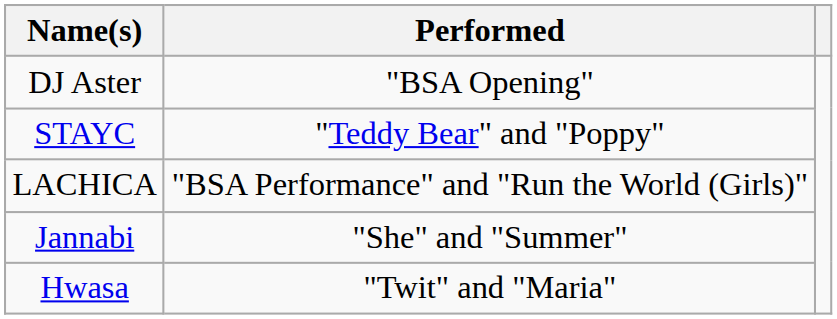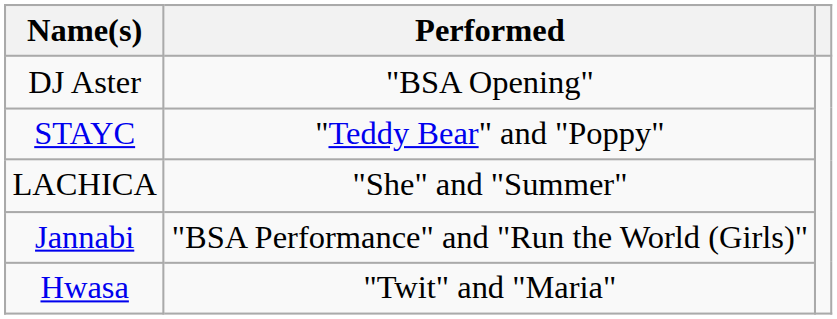(490, 184) "BSA Performance" and "Run the World (Girls)" -> (490, 184) "She" and "Summer"
(490, 236) "She" and "Summer" -> (490, 236) "BSA Performance" and "Run the World (Girls)"
